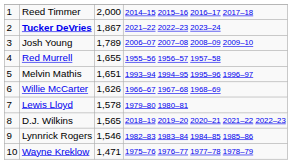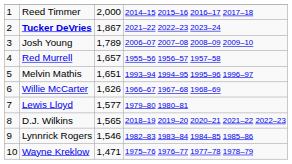(109, 58) 1,655 -> (109, 58) 1,657
(109, 105) 1,578 -> (109, 105) 1,577
